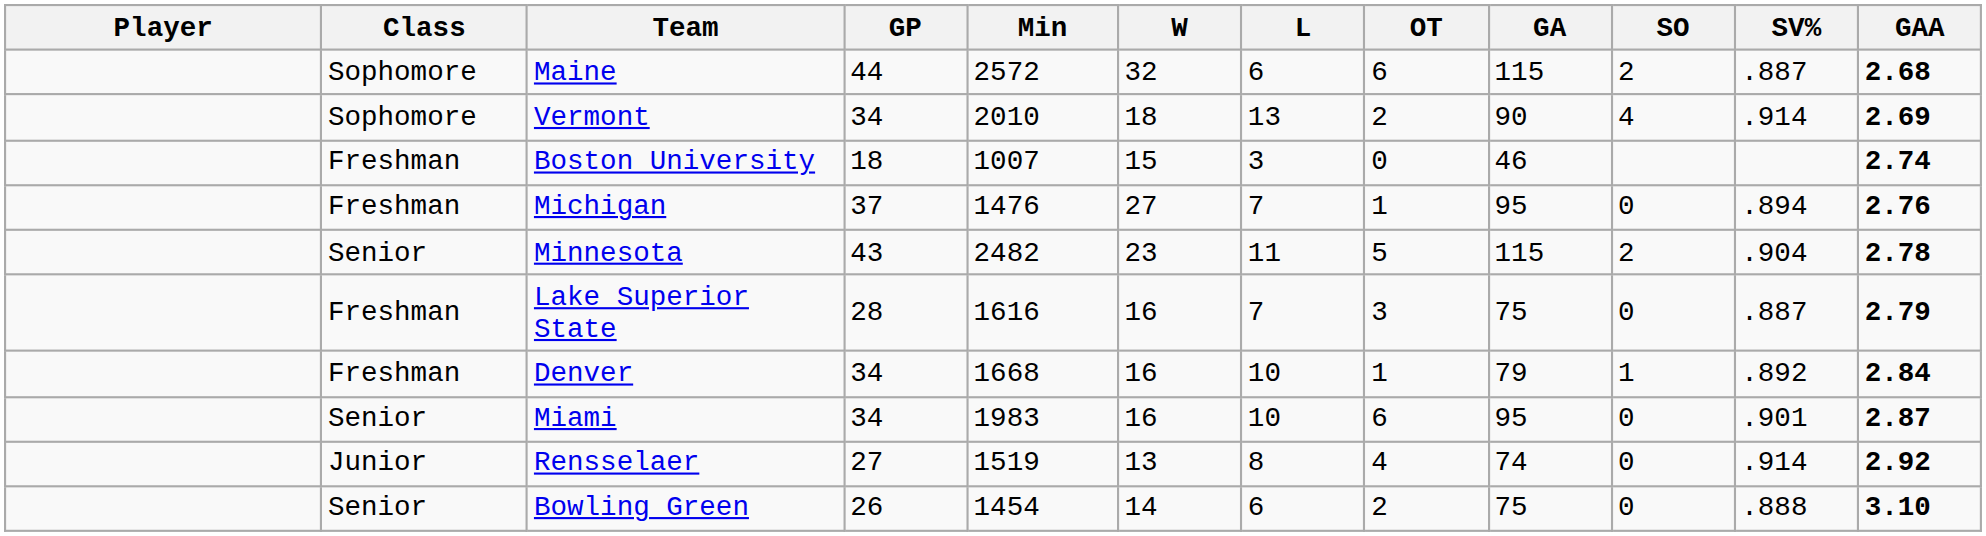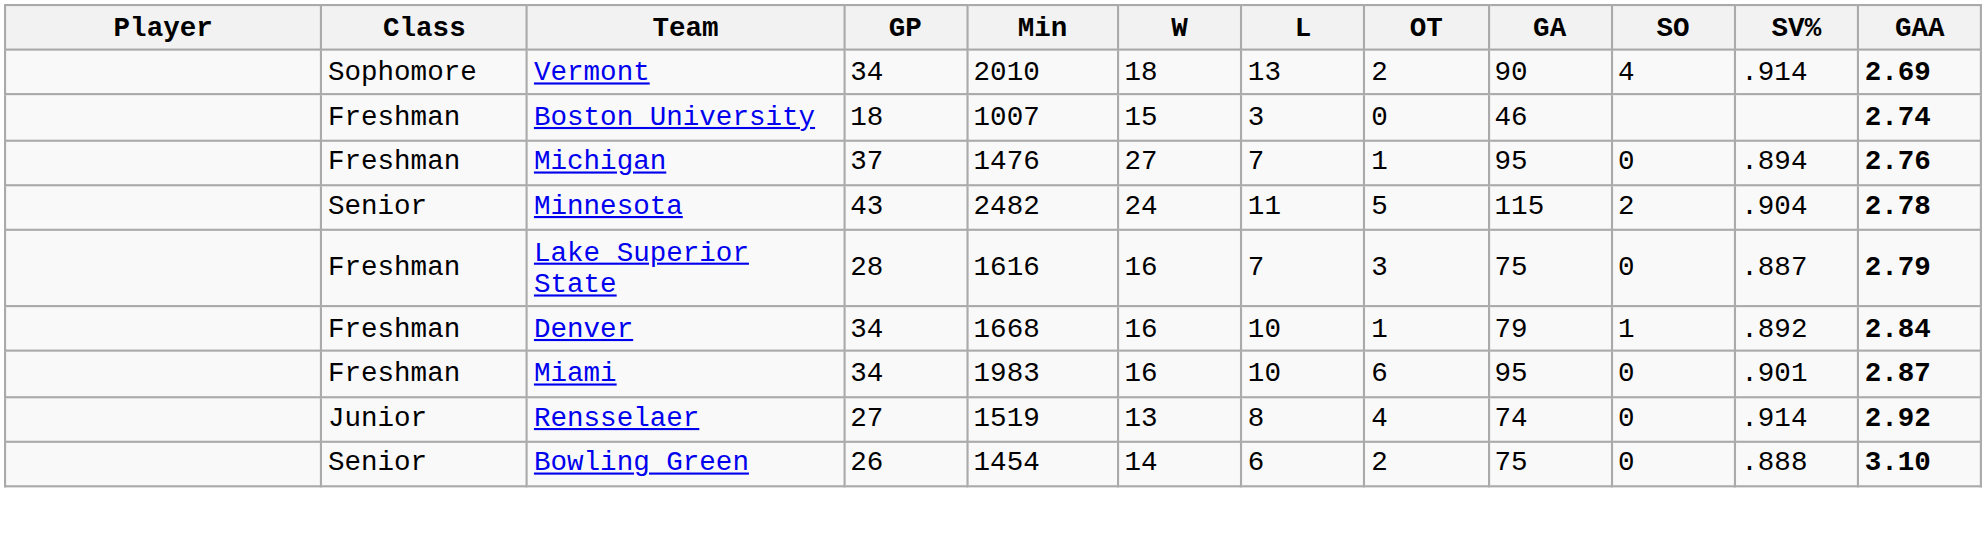- row: (575, 72)
(1141, 252) 23 -> (1141, 207) 24
(378, 419) Senior -> (394, 374) Freshman
